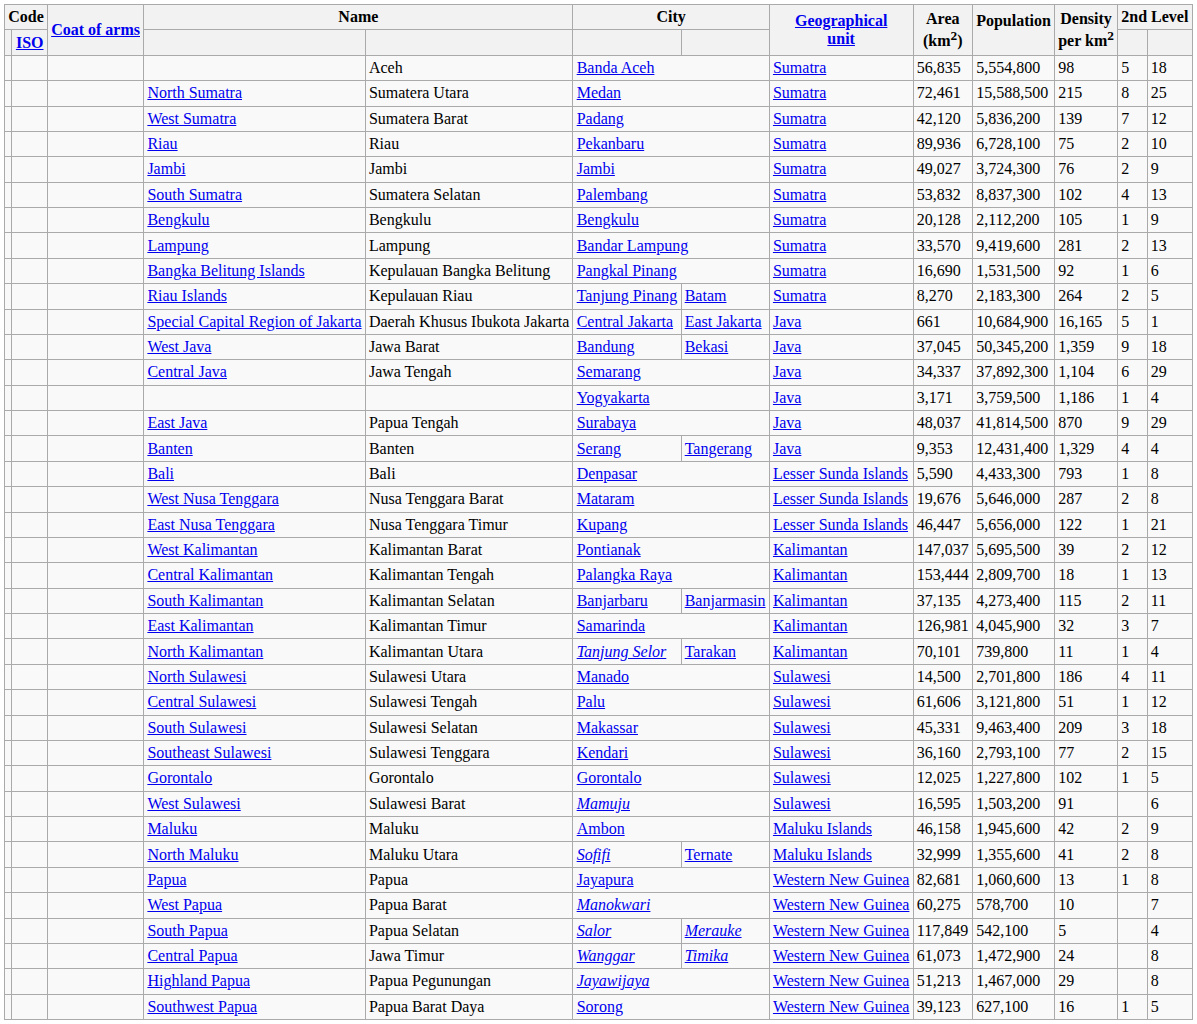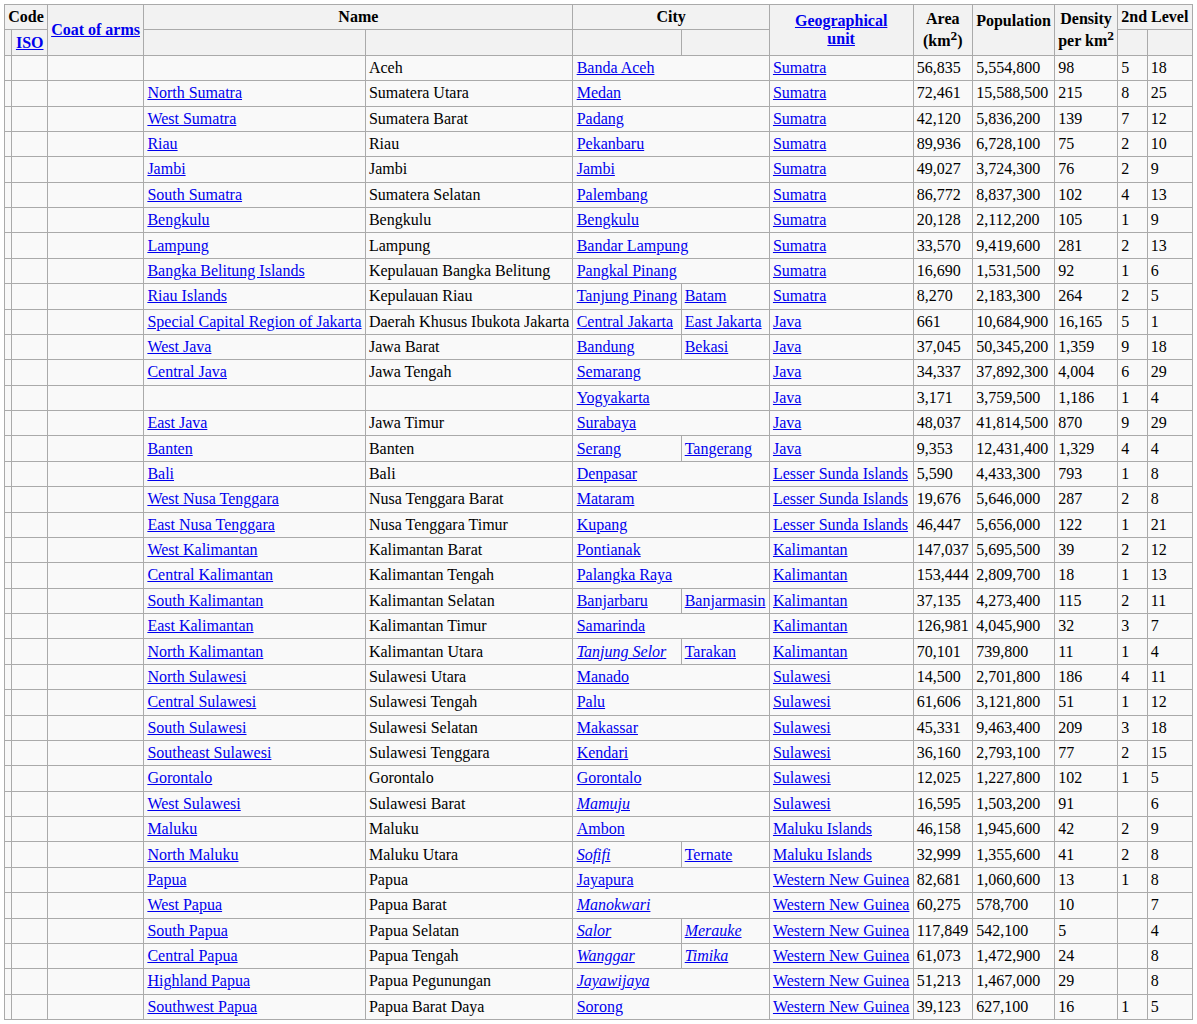(939, 194) 53,832 -> (939, 194) 86,772
(1076, 372) 1,104 -> (1076, 372) 4,004
(414, 423) Papua Tengah -> (406, 423) Jawa Timur
(406, 956) Jawa Timur -> (414, 956) Papua Tengah
